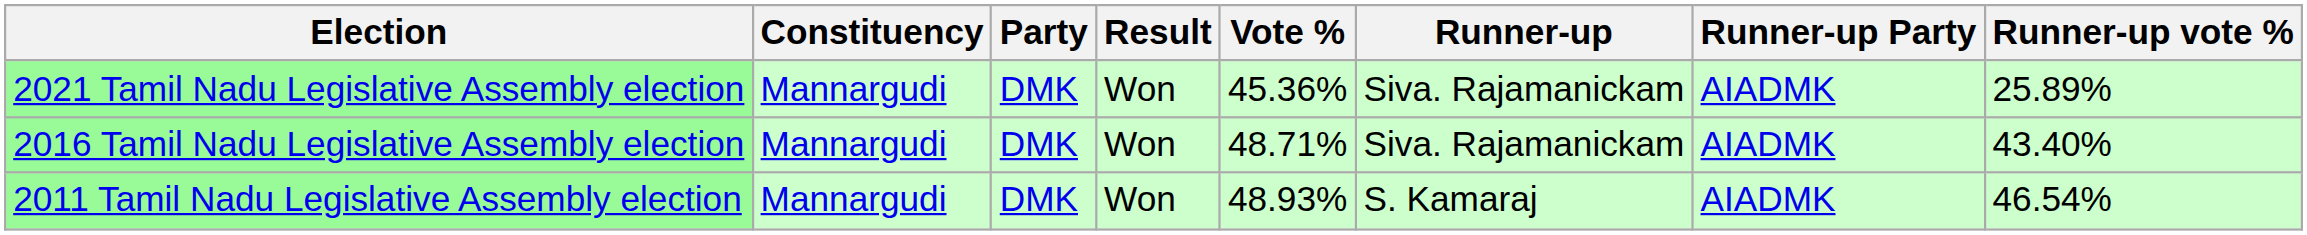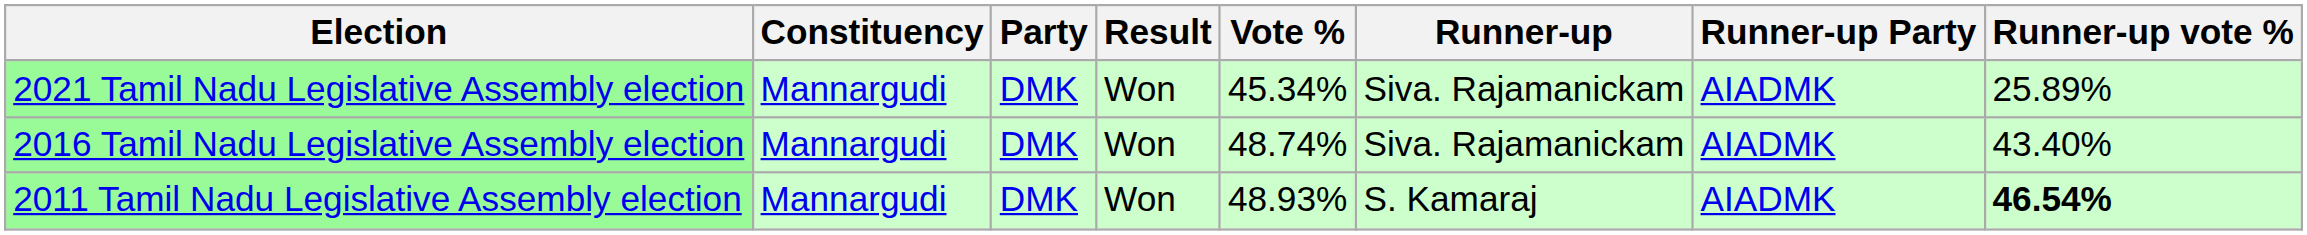(1288, 88) 45.36% -> (1288, 88) 45.34%
(1288, 144) 48.71% -> (1288, 144) 48.74%
(2052, 199) normal -> (2052, 199) bold
